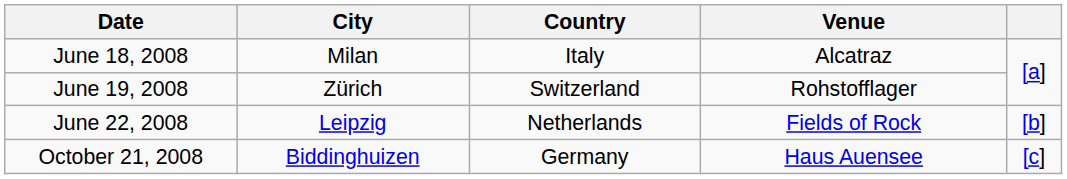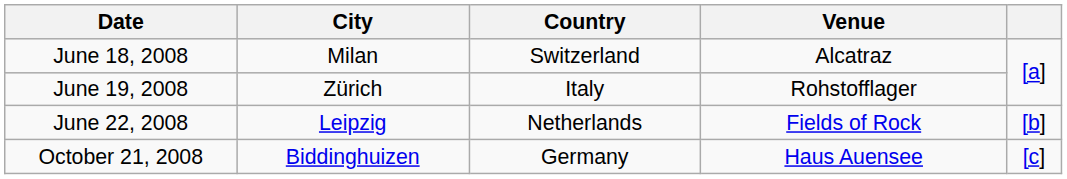(585, 56) Italy -> (585, 56) Switzerland
(585, 89) Switzerland -> (585, 89) Italy
